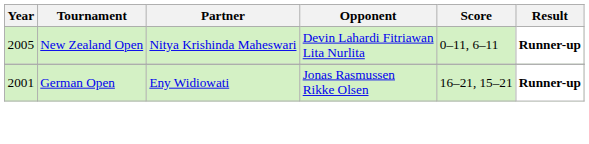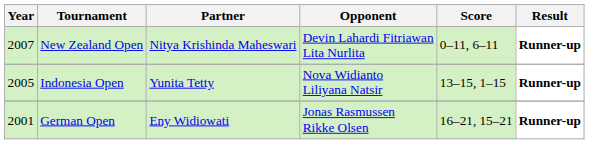(21, 45) 2005 -> (21, 45) 2007
+ row: (82, 82)
